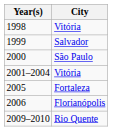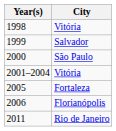- row: (28, 118)
+ row: (16, 118)
